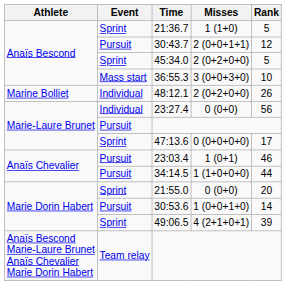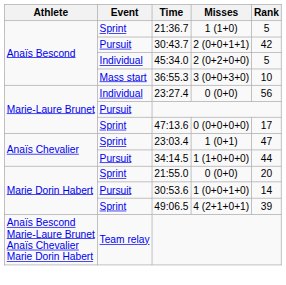(266, 45) 12 -> (266, 45) 42
(113, 61) Sprint -> (121, 61) Individual
- row: (38, 94)
(115, 158) Pursuit -> (113, 142) Sprint
(266, 158) 46 -> (266, 142) 47
